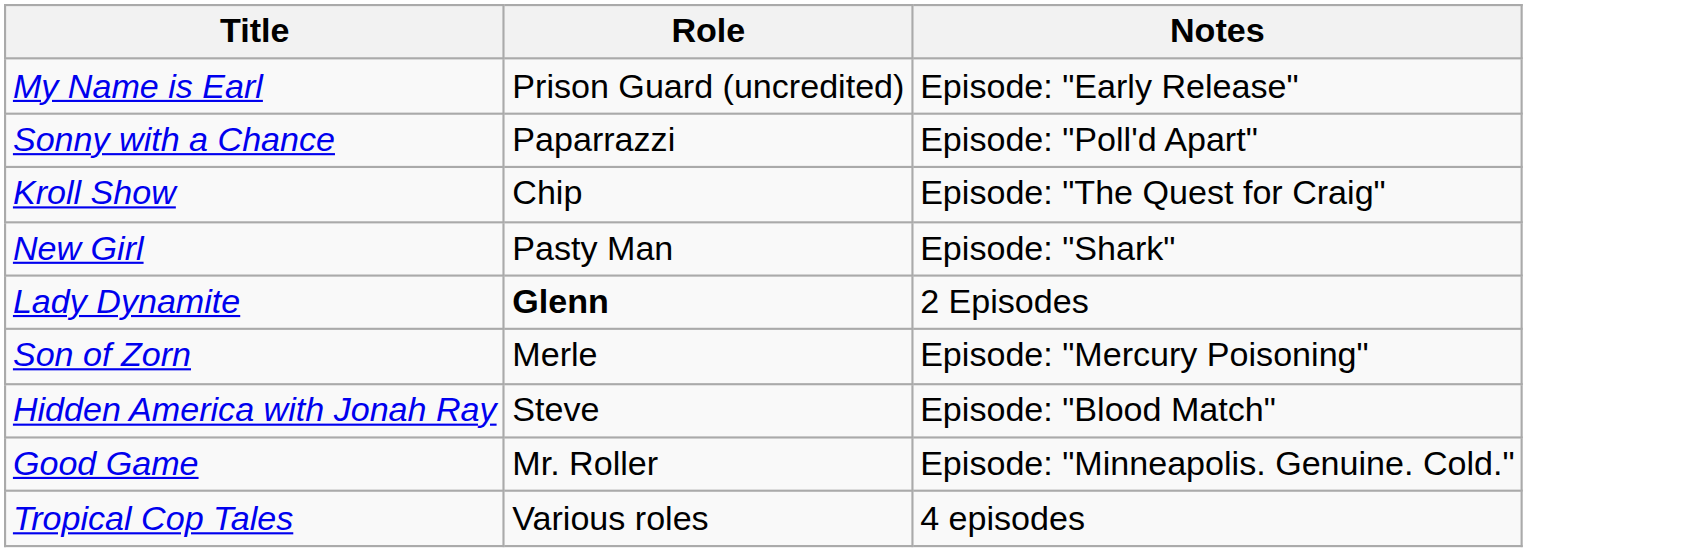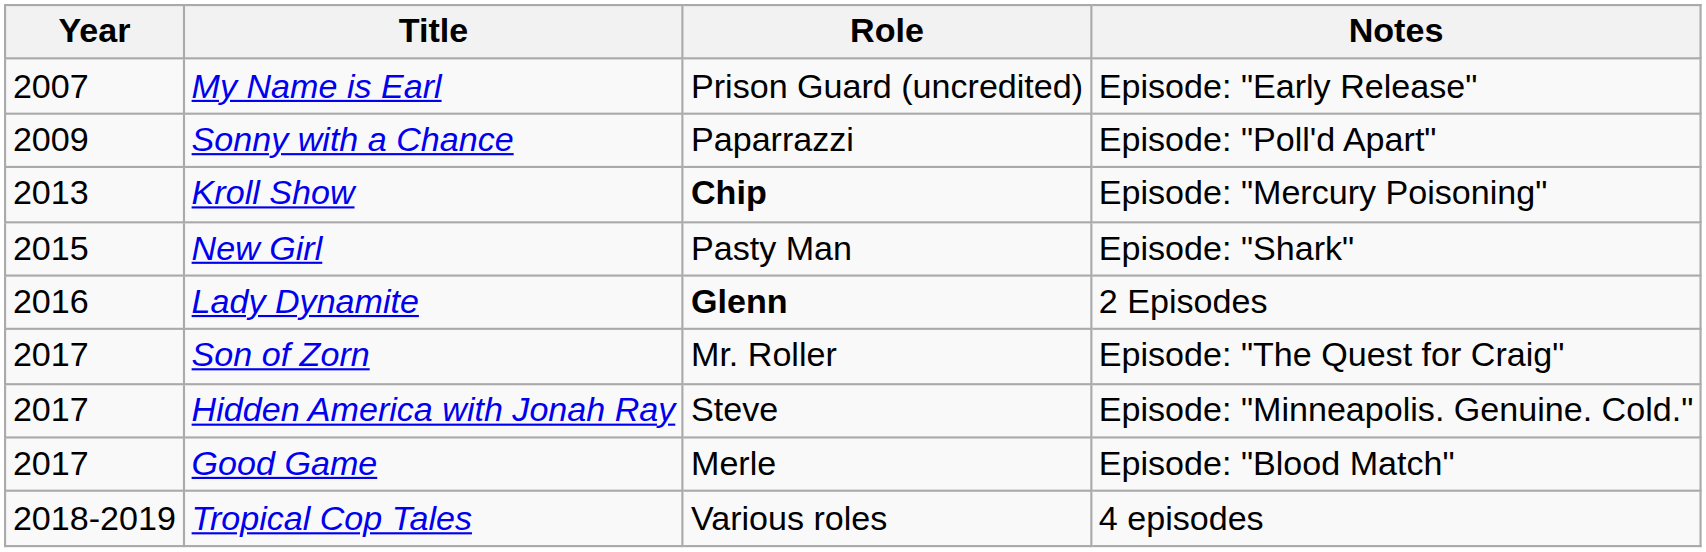+ column: (94, 31)
(547, 193) normal -> (729, 193) bold
(1153, 193) Episode: "The Quest for Craig" -> (1323, 193) Episode: "Mercury Poisoning"
(555, 355) Merle -> (764, 355) Mr. Roller
(1144, 355) Episode: "Mercury Poisoning" -> (1332, 355) Episode: "The Quest for Craig"
(1098, 409) Episode: "Blood Match" -> (1396, 409) Episode: "Minneapolis. Genuine. Cold."
(585, 463) Mr. Roller -> (734, 463) Merle
(1217, 463) Episode: "Minneapolis. Genuine. Cold." -> (1277, 463) Episode: "Blood Match"
